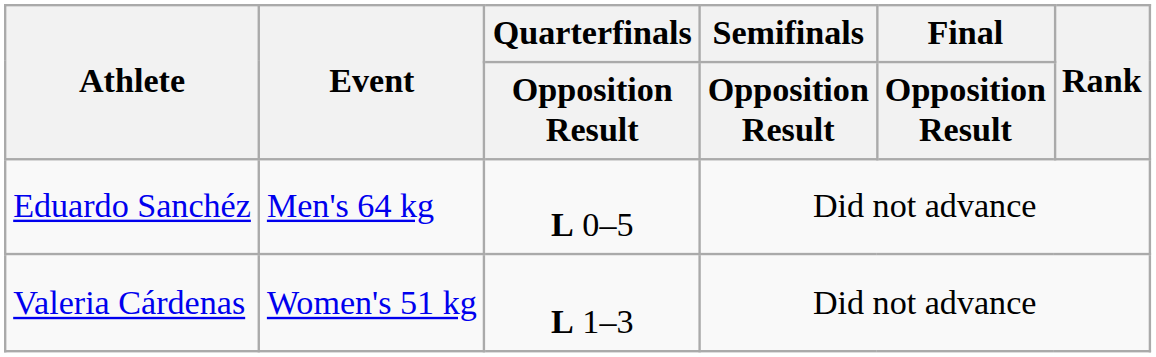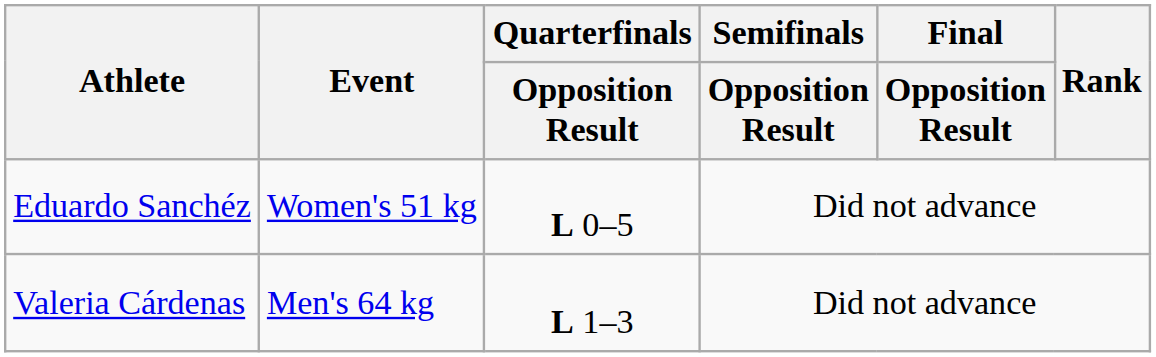(351, 206) Men's 64 kg -> (372, 206) Women's 51 kg
(372, 302) Women's 51 kg -> (351, 302) Men's 64 kg
